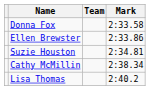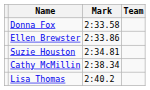columns swapped: (94, 11) <-> (126, 11)
